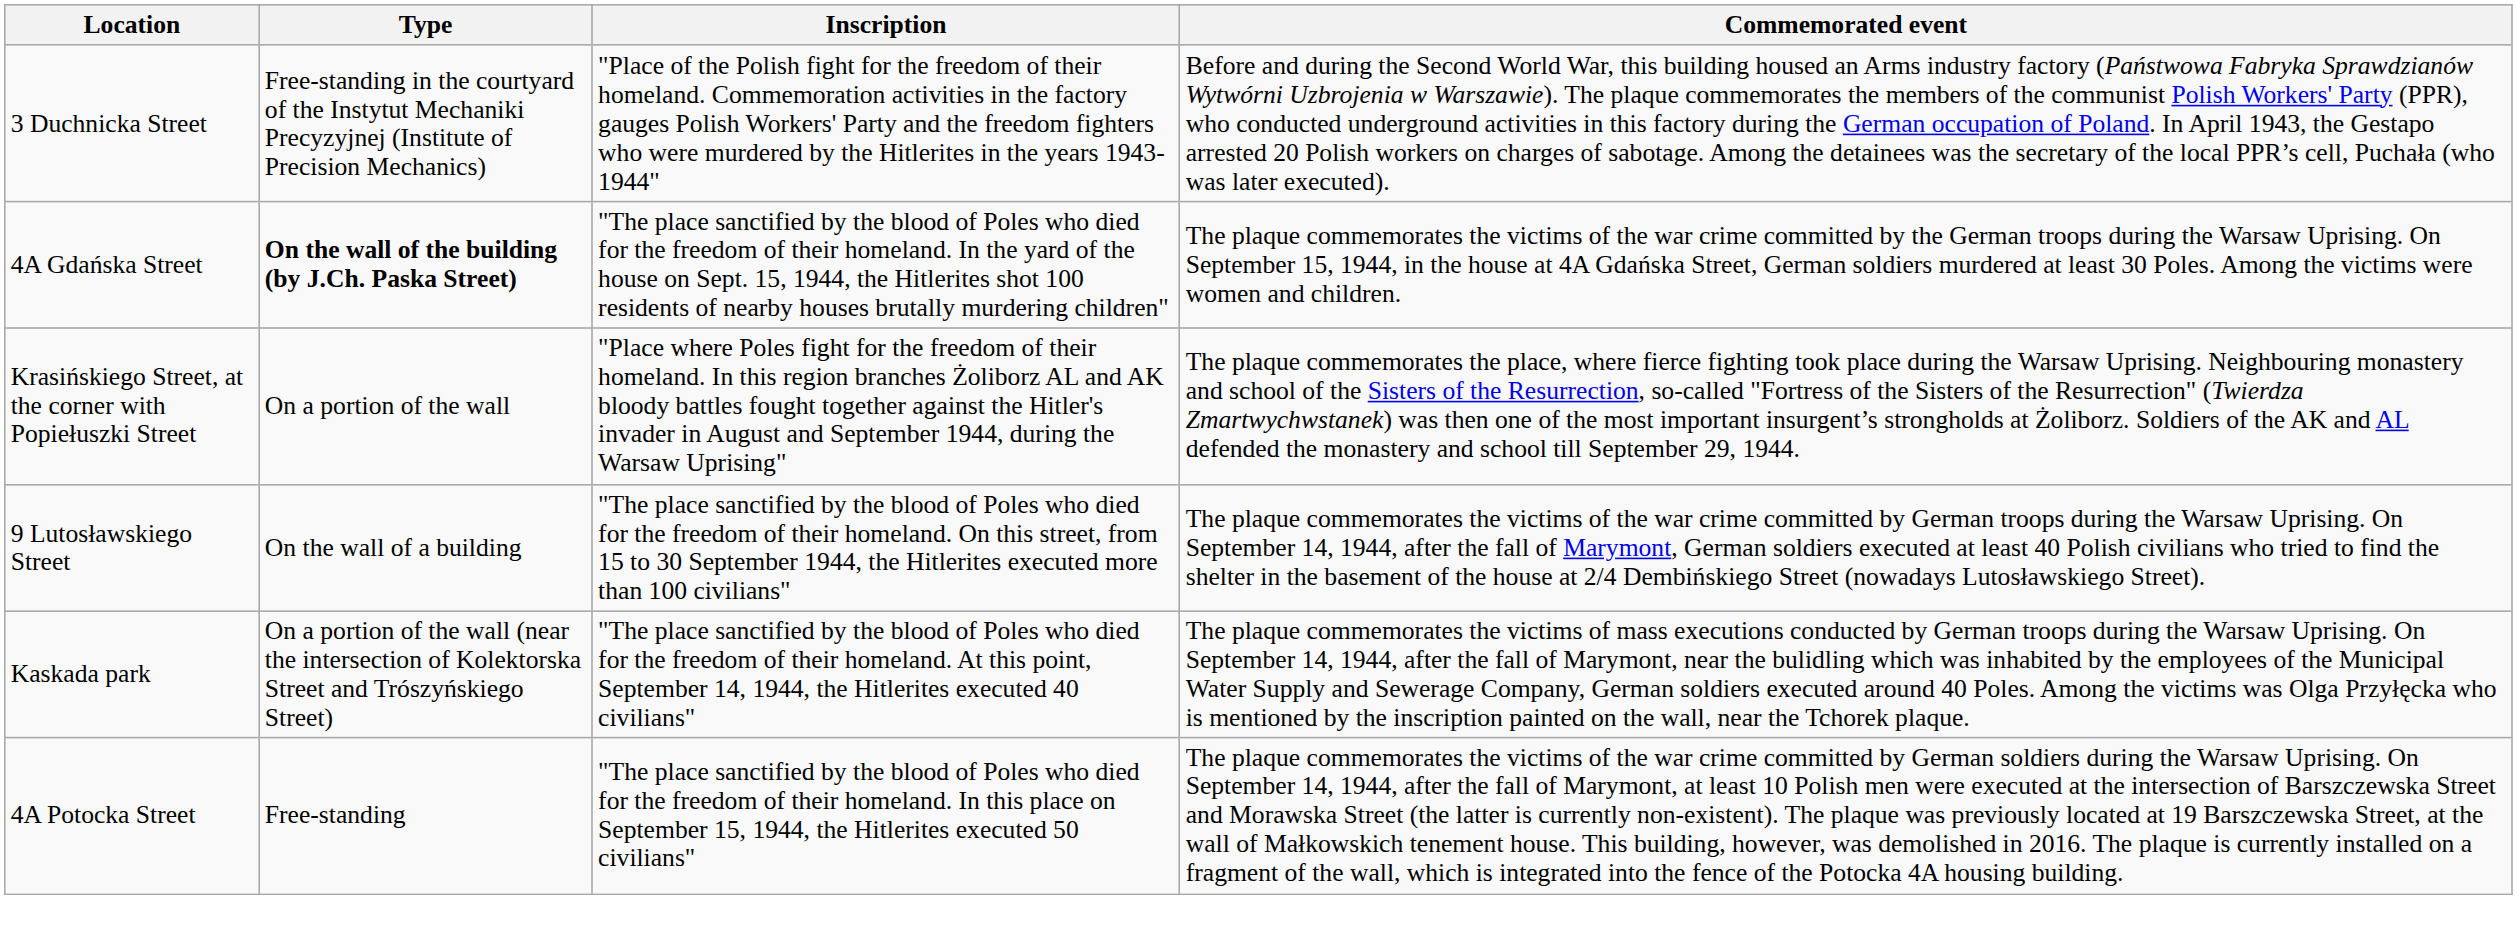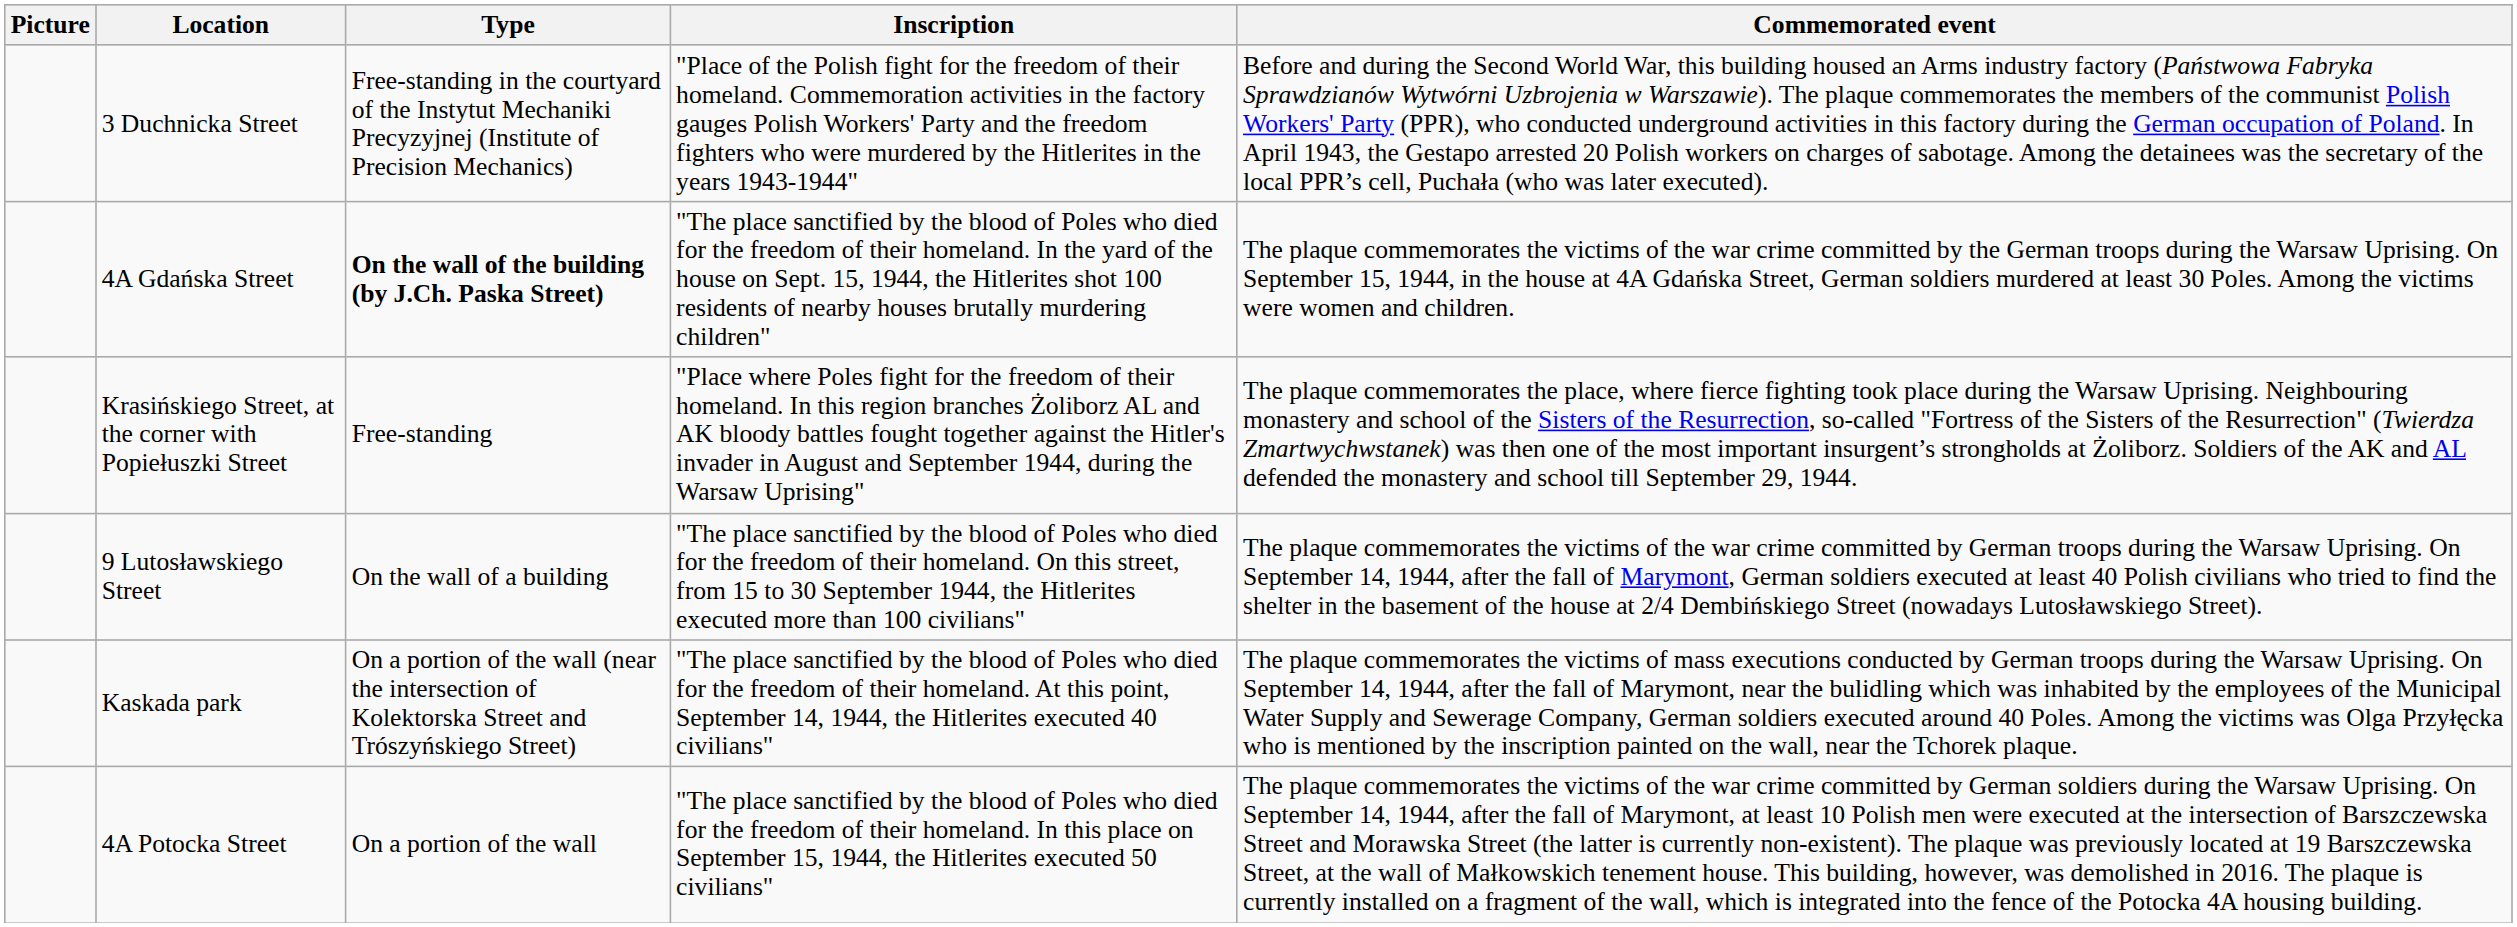+ column: (50, 24)
(387, 405) On a portion of the wall -> (422, 434) Free-standing
(335, 815) Free-standing -> (474, 844) On a portion of the wall
